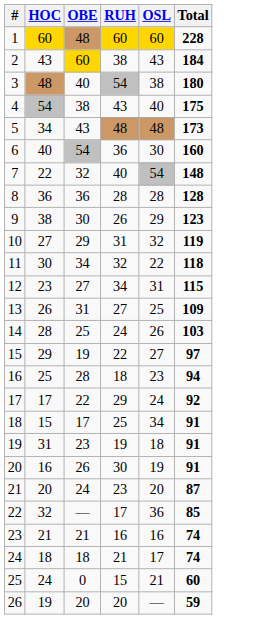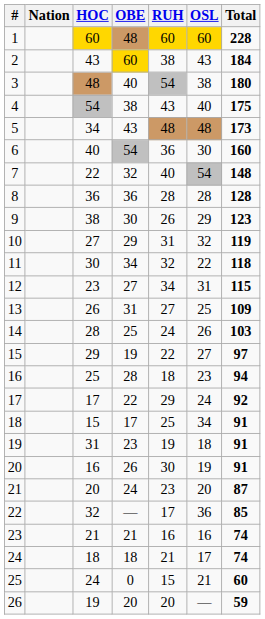+ column: (49, 15)
